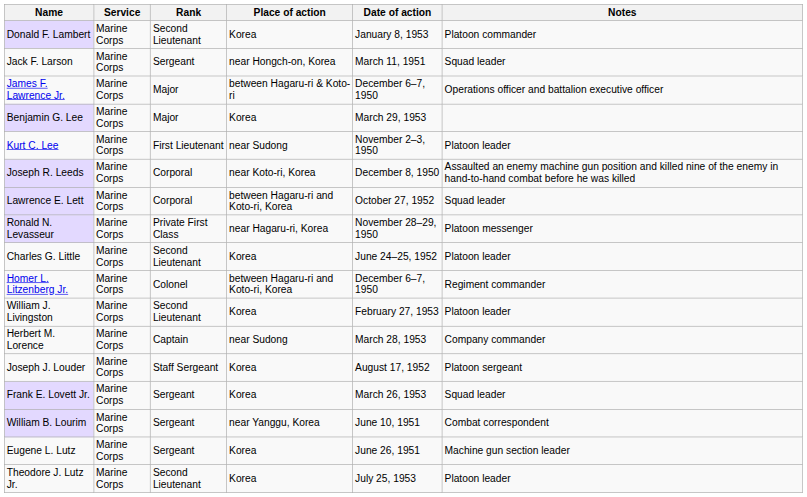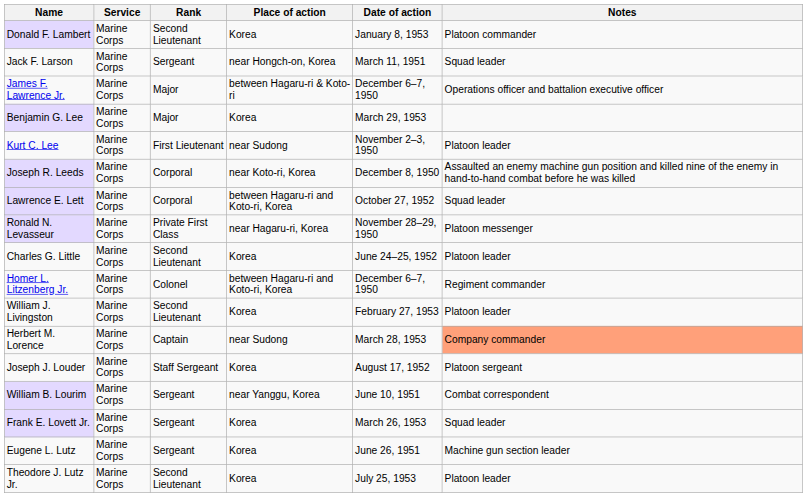(495, 339) no background -> (495, 339) lightsalmon background
rows swapped: (47, 423) <-> (48, 395)
